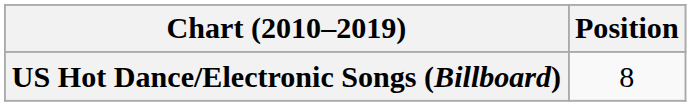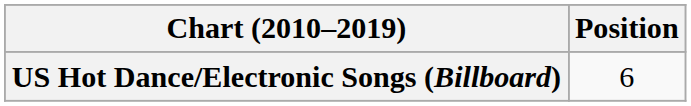(627, 76) 8 -> (627, 76) 6
